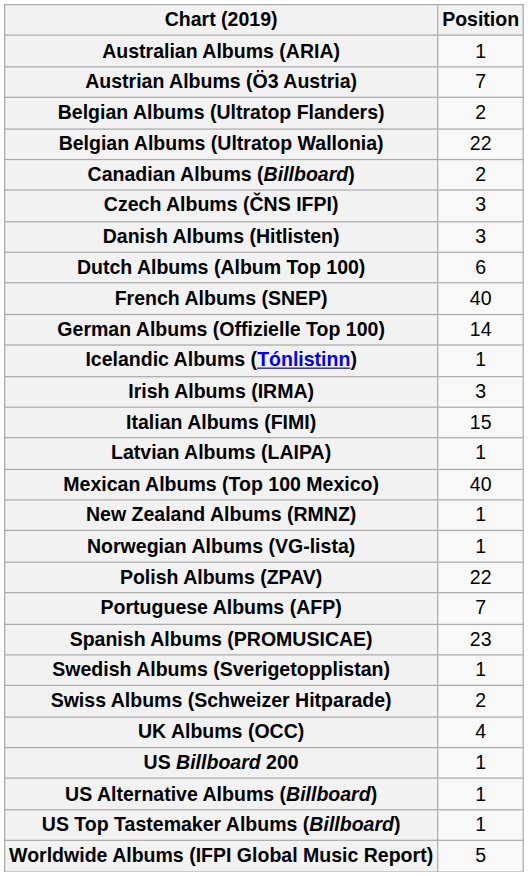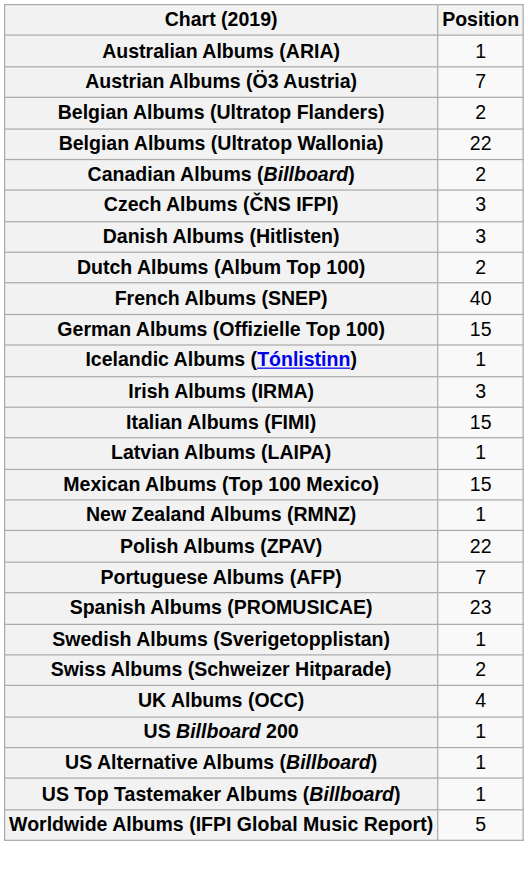(481, 267) 6 -> (481, 267) 2
(481, 329) 14 -> (481, 329) 15
(481, 484) 40 -> (481, 484) 15
- row: (221, 546)
